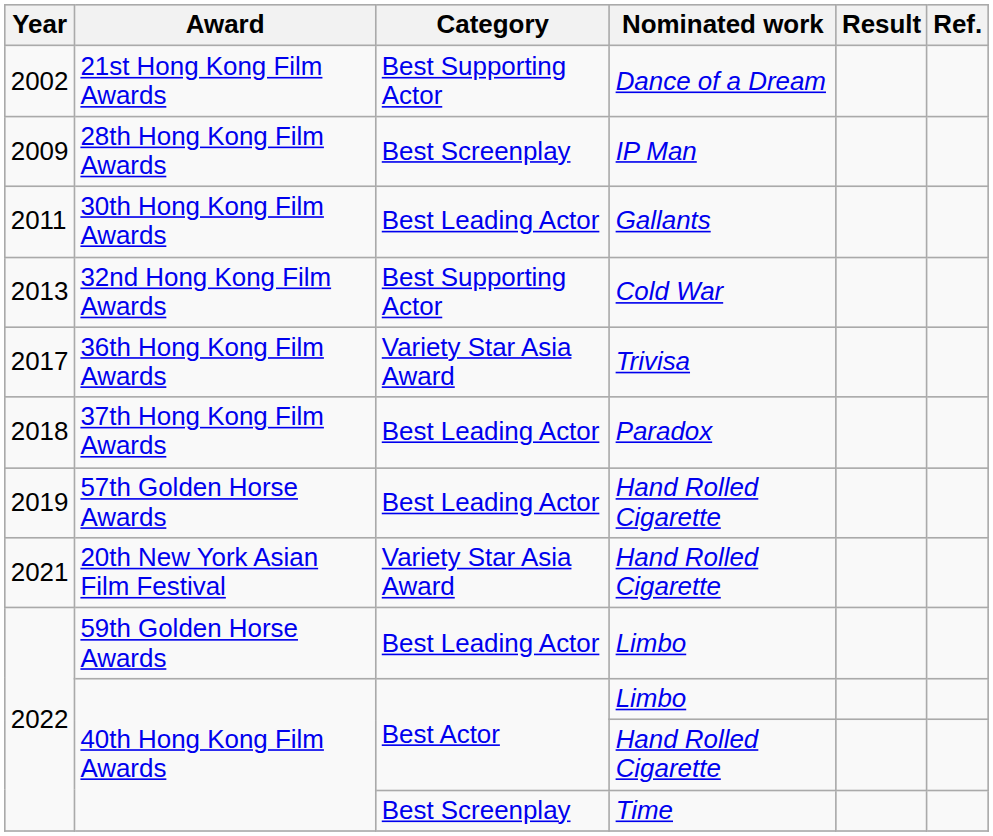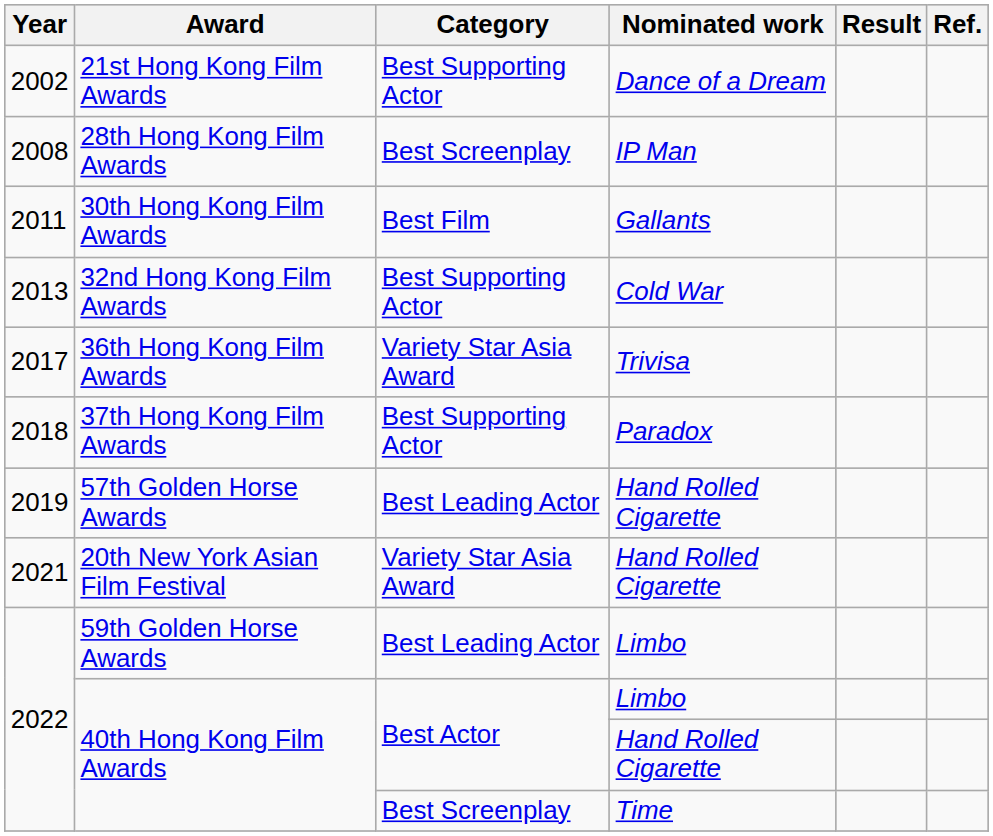(40, 151) 2009 -> (40, 151) 2008
(491, 221) Best Leading Actor -> (436, 221) Best Film
(491, 432) Best Leading Actor -> (474, 432) Best Supporting Actor
